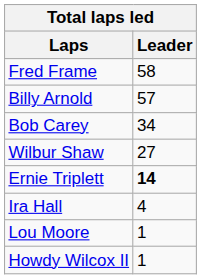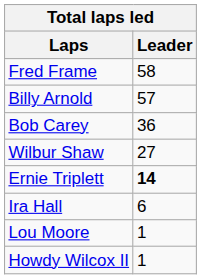(146, 125) 34 -> (146, 125) 36
(142, 206) 4 -> (142, 206) 6
